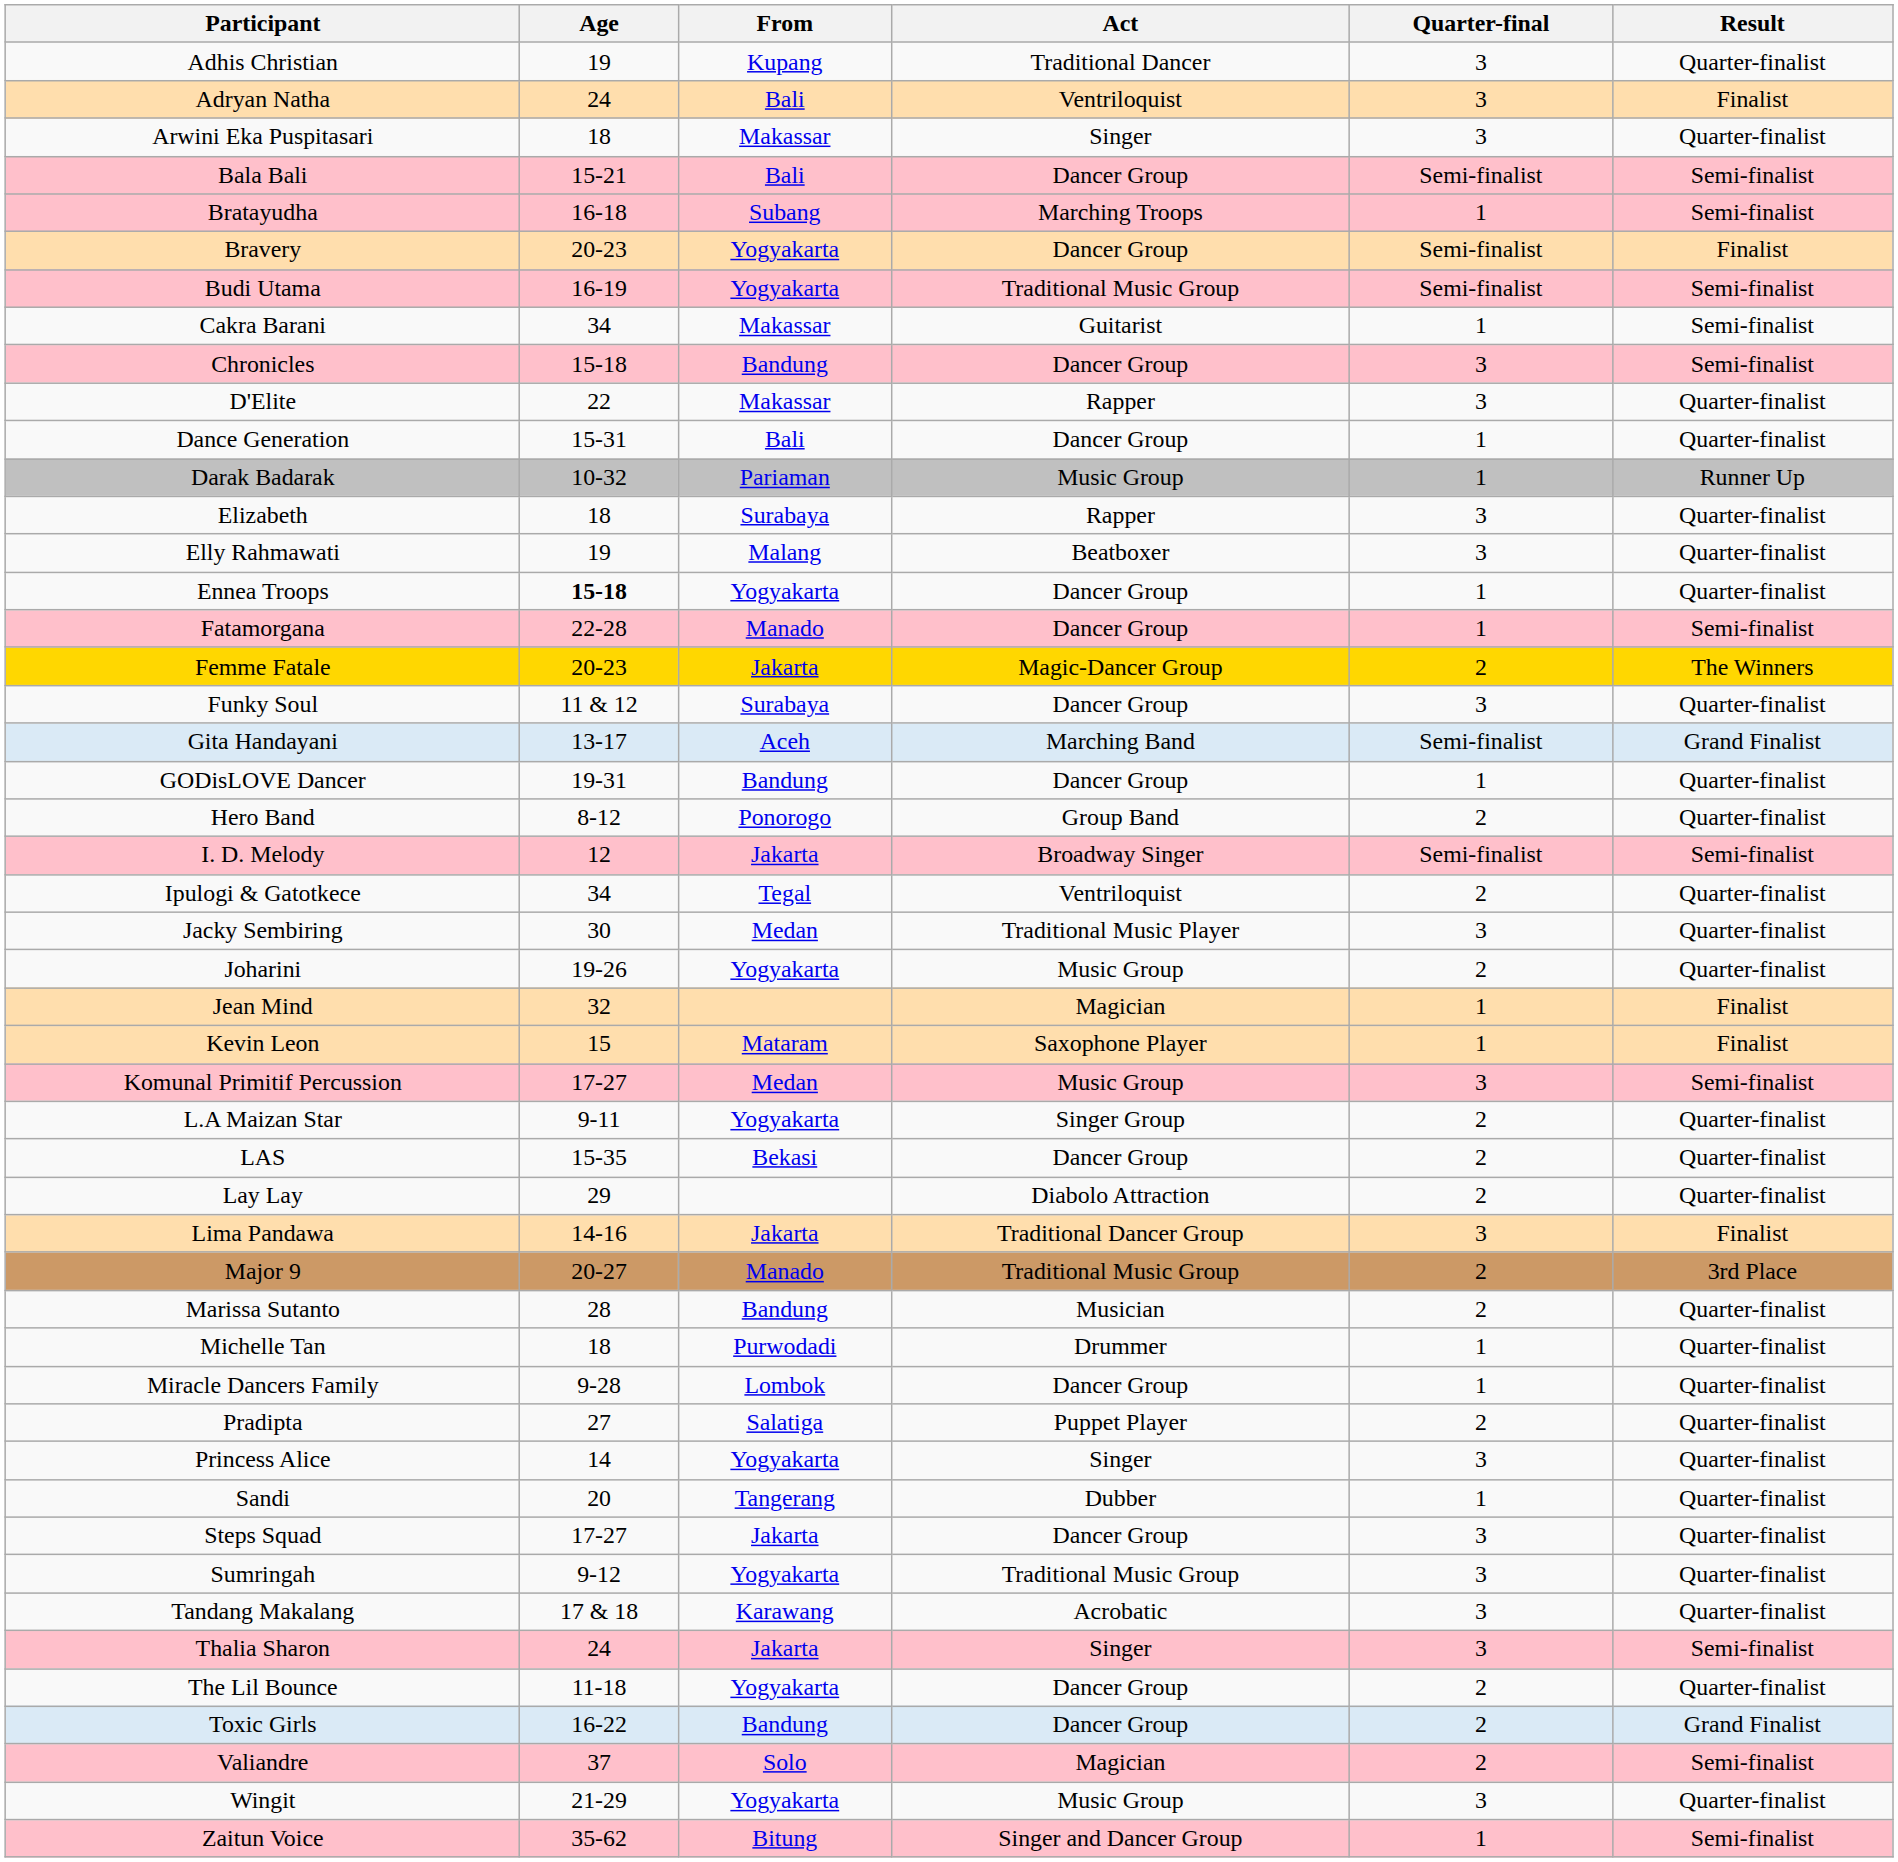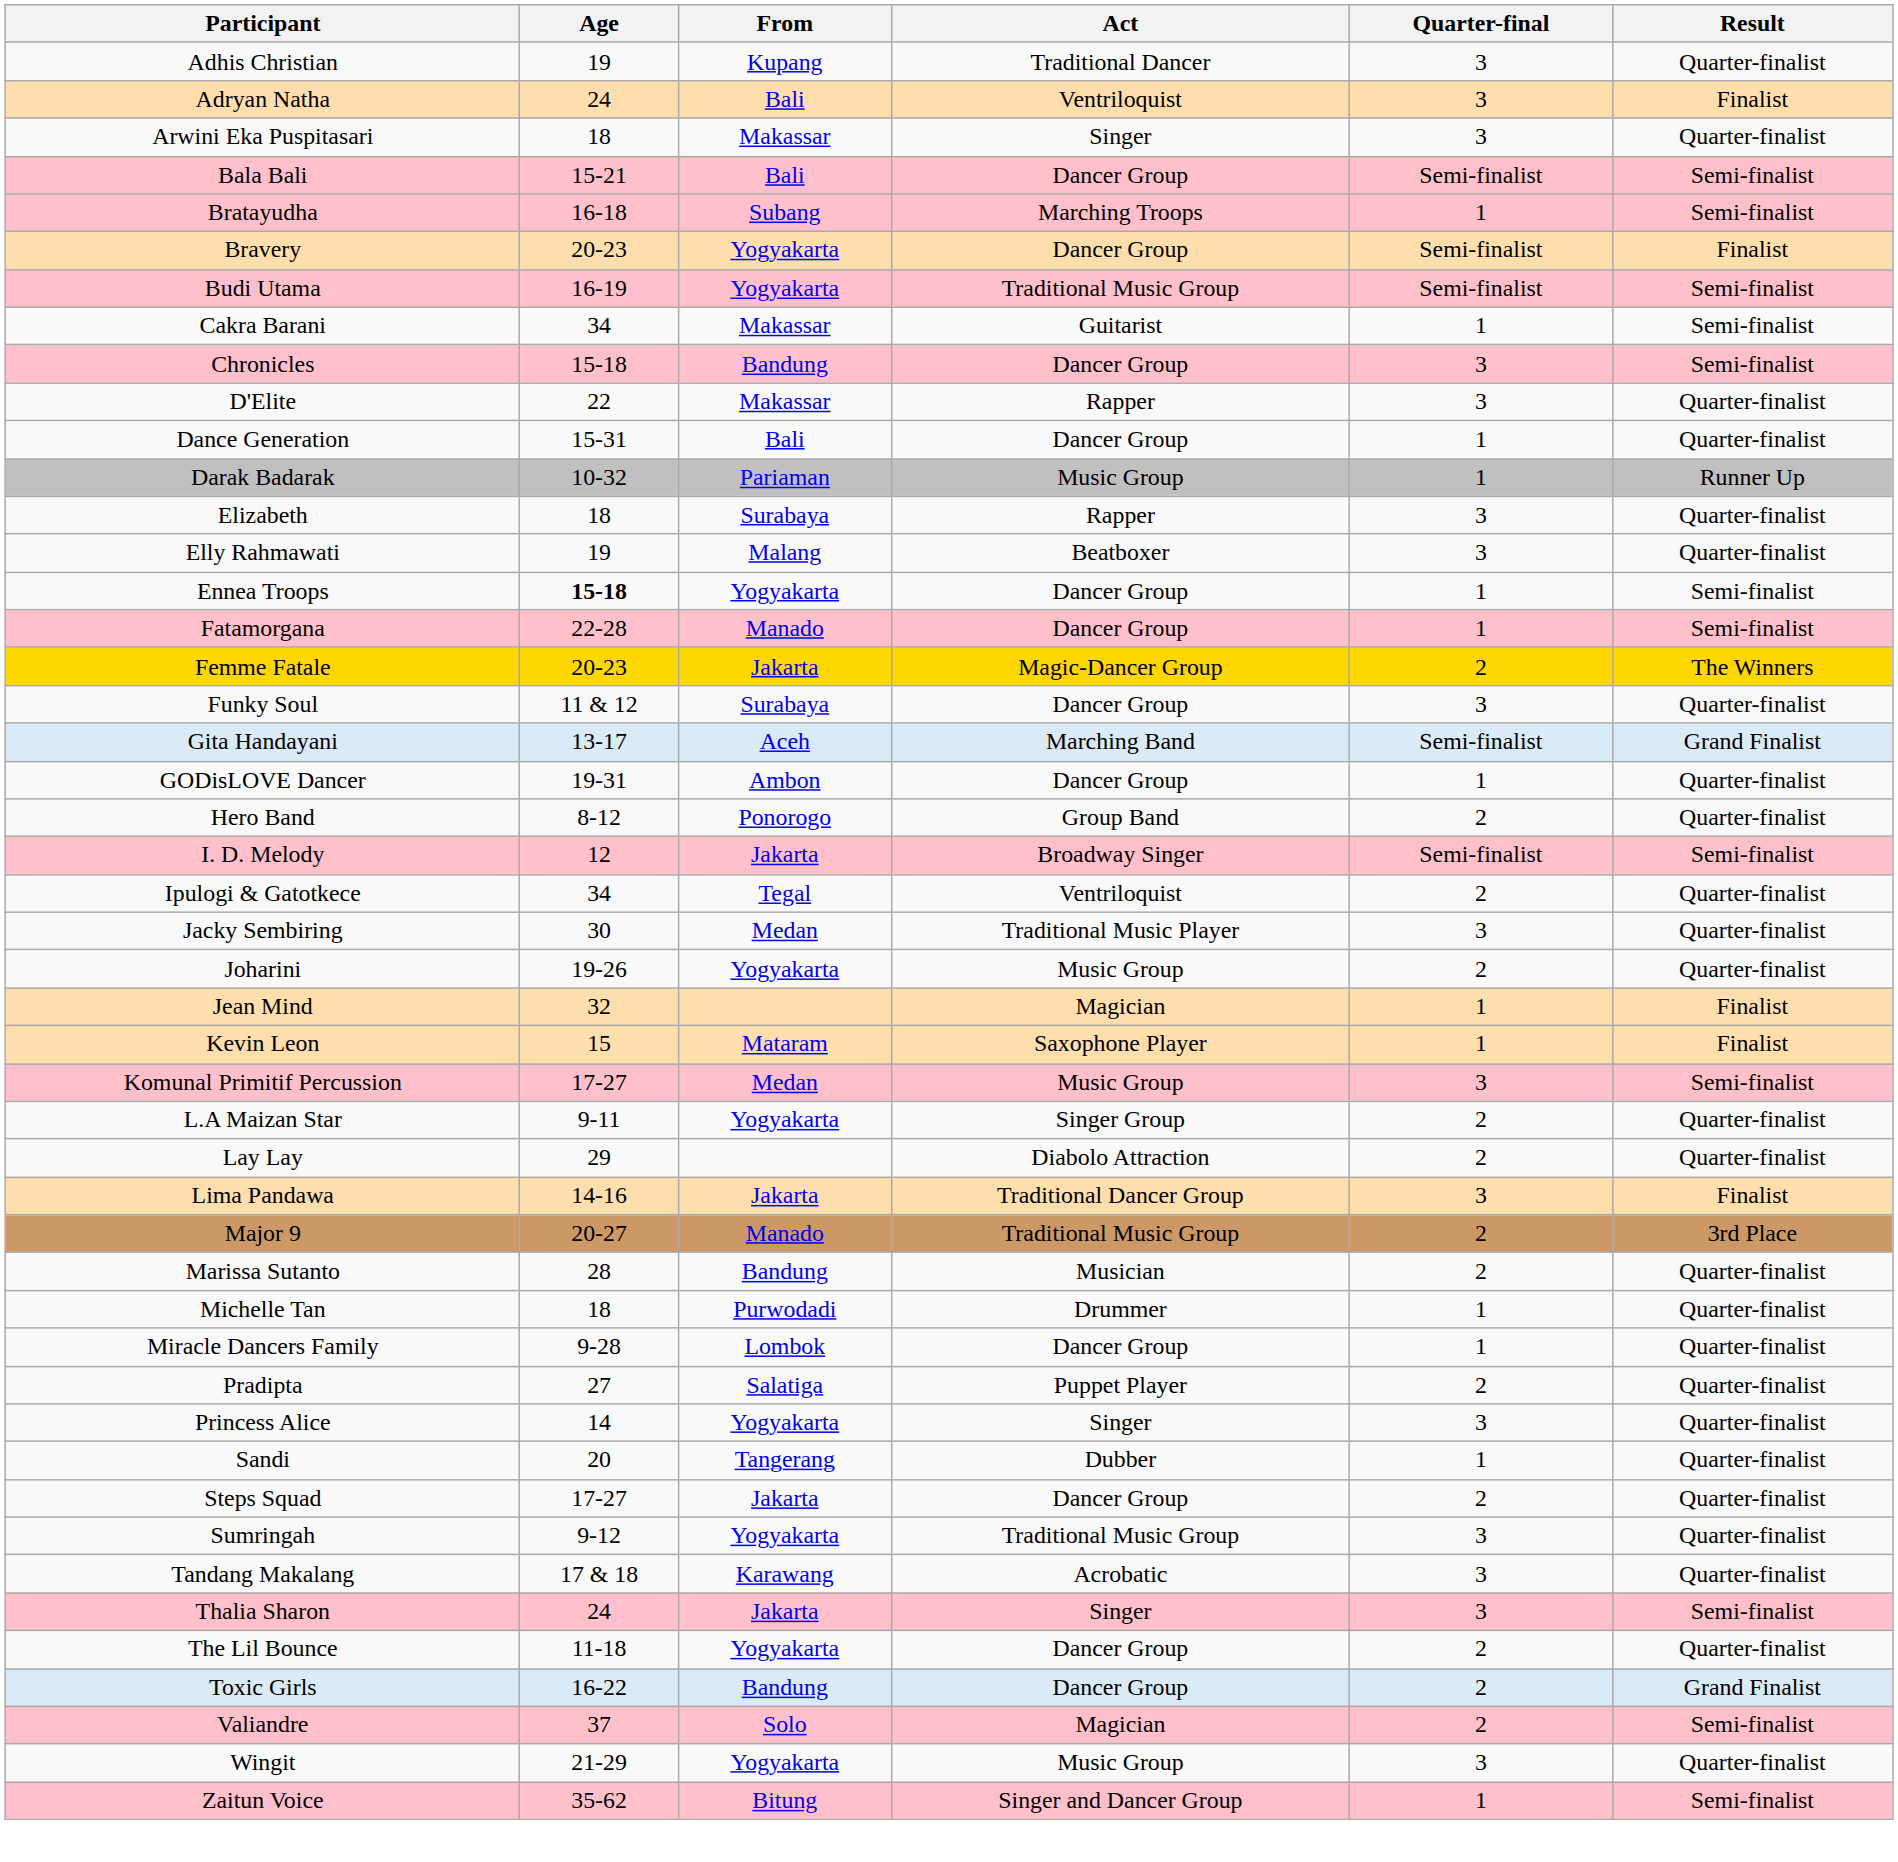(1752, 590) Quarter-finalist -> (1752, 590) Semi-finalist
(785, 779) Bandung -> (785, 779) Ambon
- row: (263, 1157)
(1481, 1535) 3 -> (1481, 1497) 2
